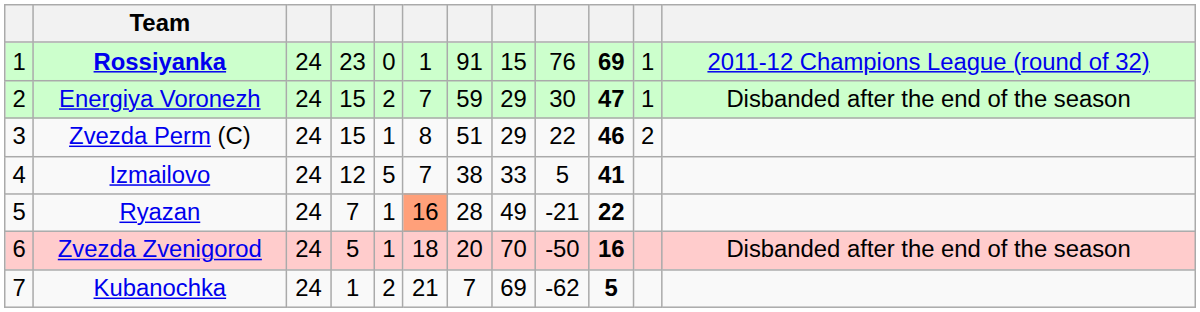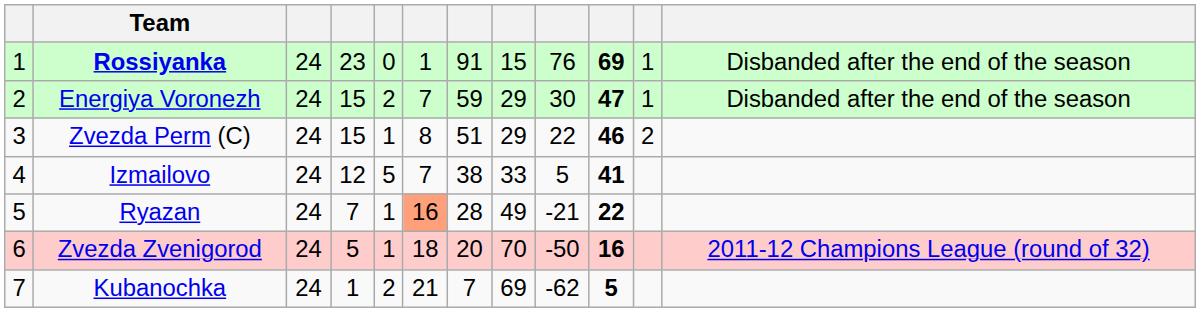(929, 61) 2011-12 Champions League (round of 32) -> (929, 61) Disbanded after the end of the season
(929, 250) Disbanded after the end of the season -> (929, 250) 2011-12 Champions League (round of 32)
